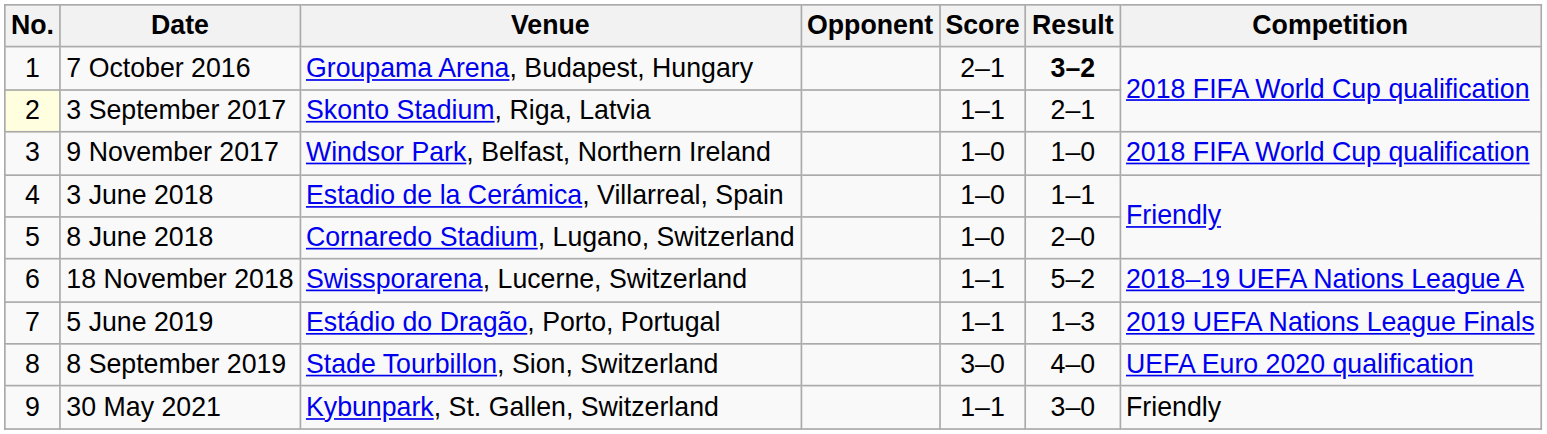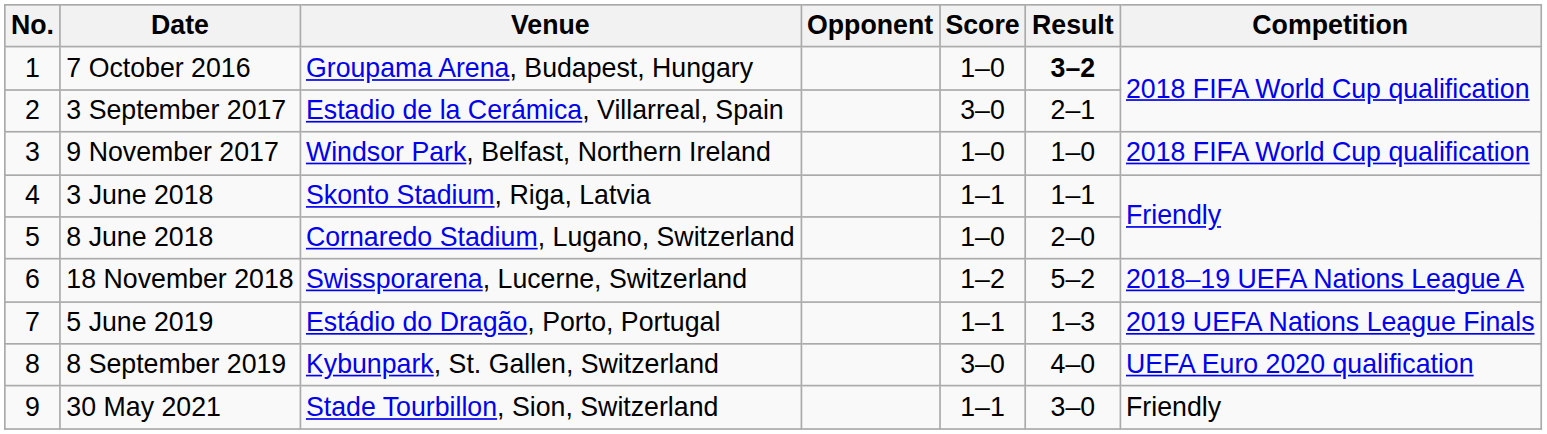(983, 68) 2–1 -> (983, 68) 1–0
(33, 110) lightyellow background -> (33, 110) no background
(478, 110) Skonto Stadium, Riga, Latvia -> (545, 110) Estadio de la Cerámica, Villarreal, Spain
(983, 110) 1–1 -> (983, 110) 3–0
(545, 195) Estadio de la Cerámica, Villarreal, Spain -> (478, 195) Skonto Stadium, Riga, Latvia
(983, 195) 1–0 -> (983, 195) 1–1
(983, 279) 1–1 -> (983, 279) 1–2
(512, 364) Stade Tourbillon, Sion, Switzerland -> (512, 364) Kybunpark, St. Gallen, Switzerland
(512, 407) Kybunpark, St. Gallen, Switzerland -> (512, 407) Stade Tourbillon, Sion, Switzerland
